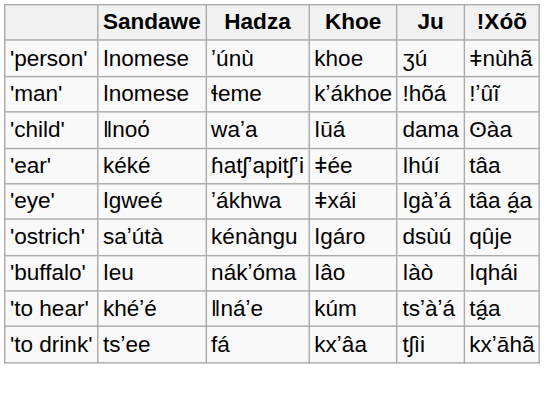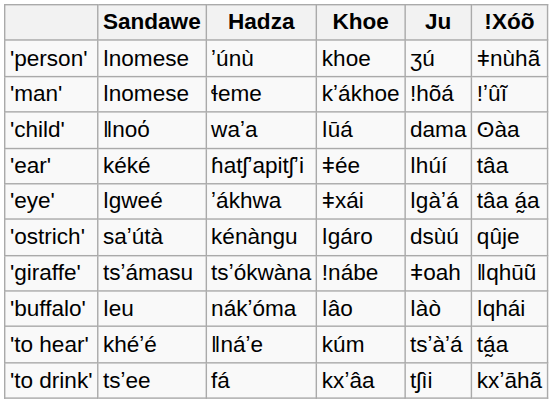+ row: (45, 272)
